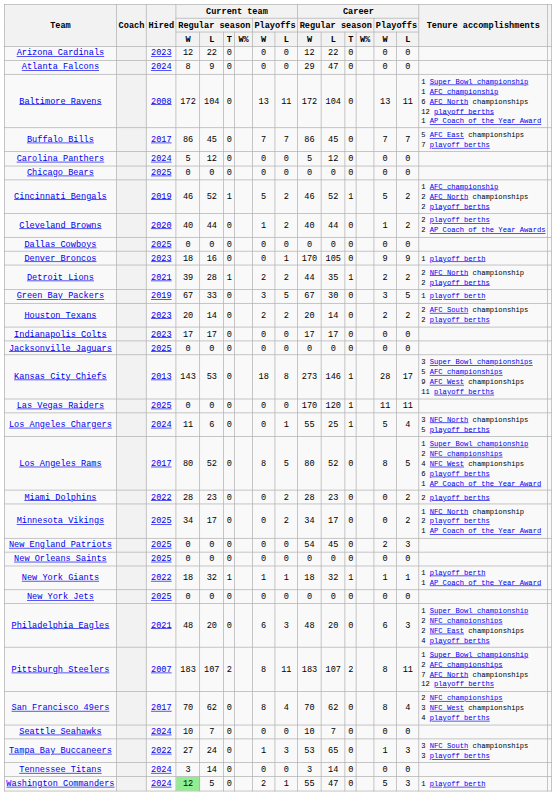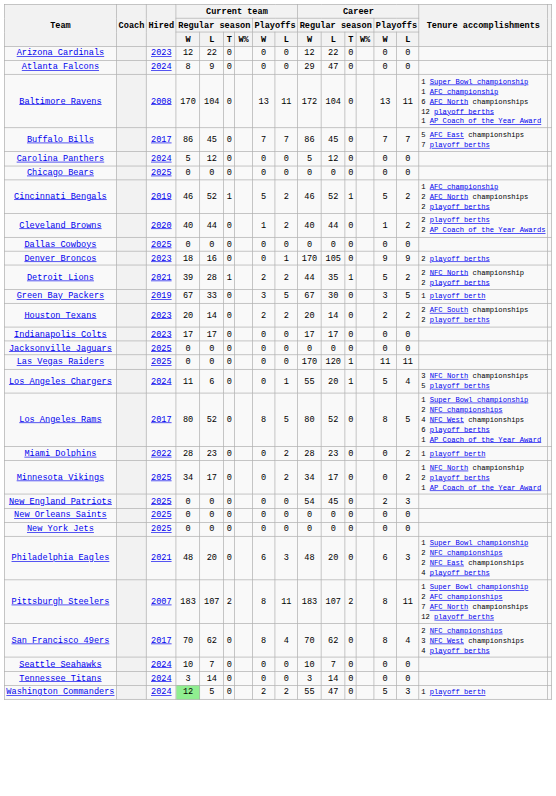(188, 101) 172 -> (188, 101) 170
(453, 259) 1 playoff berth -> (455, 259) 2 playoff berths
(385, 277) 2 -> (385, 277) 5
- row: (60, 377)
(333, 425) 25 -> (333, 381) 20
(455, 497) 2 playoff berths -> (453, 454) 1 playoff berth
- row: (60, 578)
- row: (60, 751)
(286, 784) 1 -> (286, 692) 2
